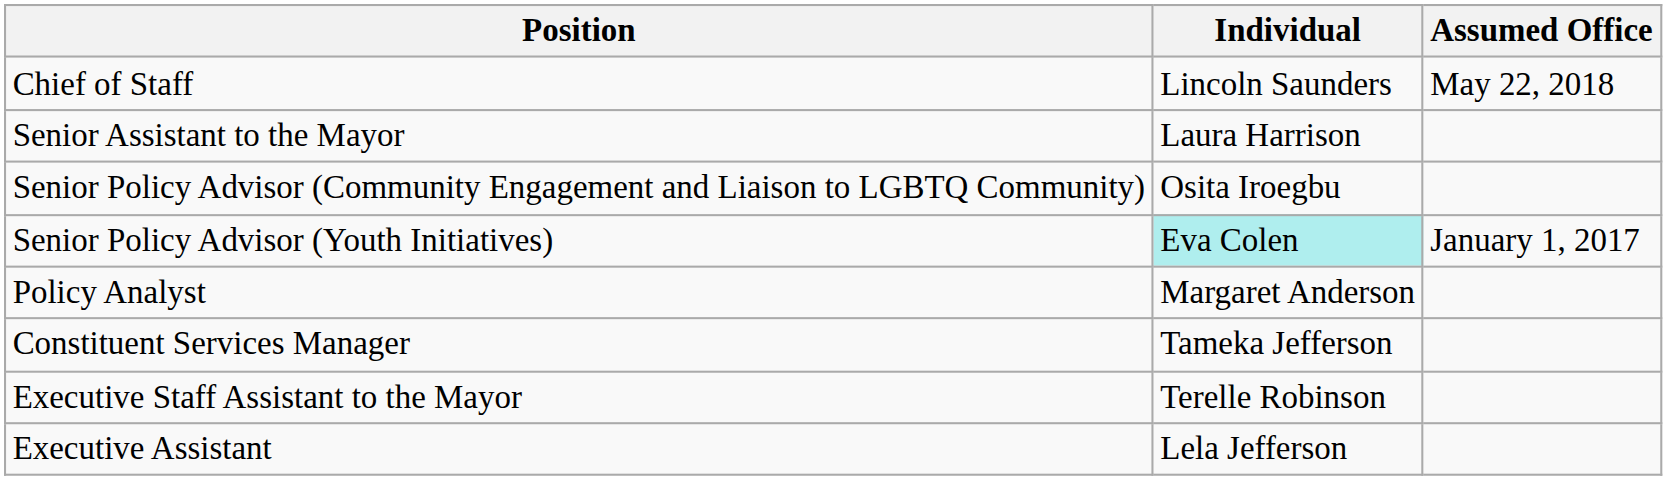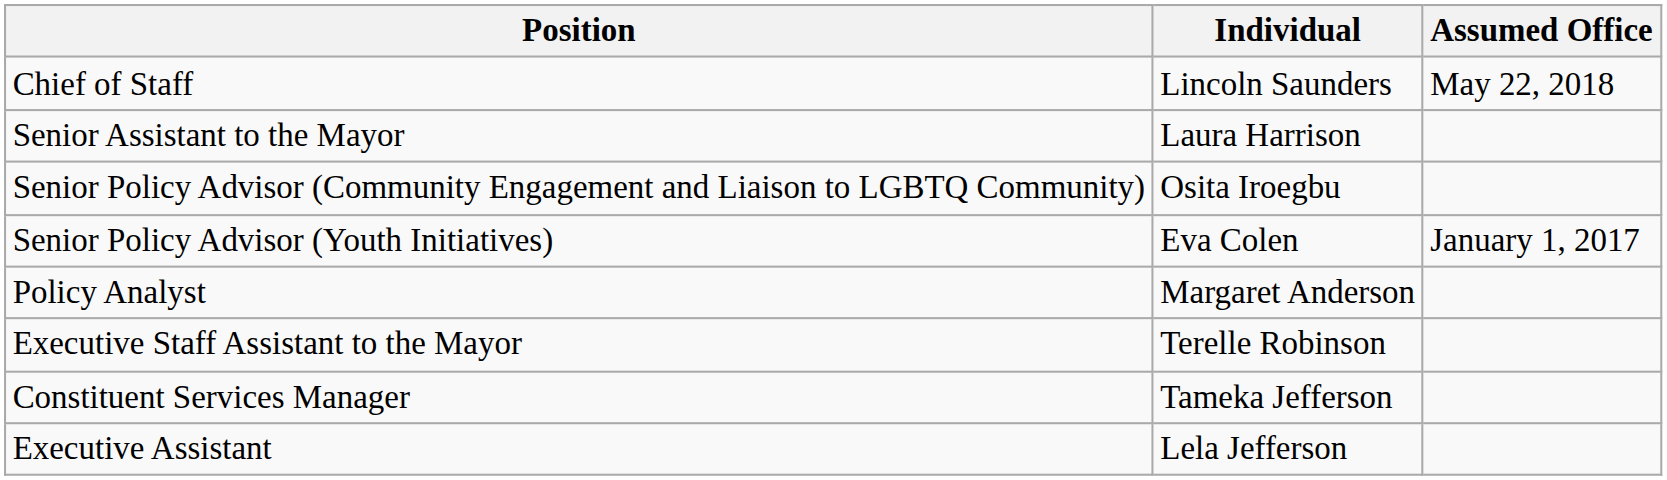(1229, 239) paleturquoise background -> (1229, 239) no background
rows swapped: (211, 344) <-> (267, 396)
